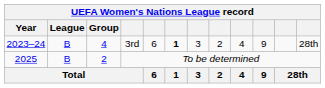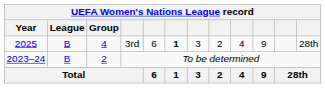(26, 43) 2023–24 -> (26, 43) 2025
(26, 59) 2025 -> (26, 59) 2023–24
